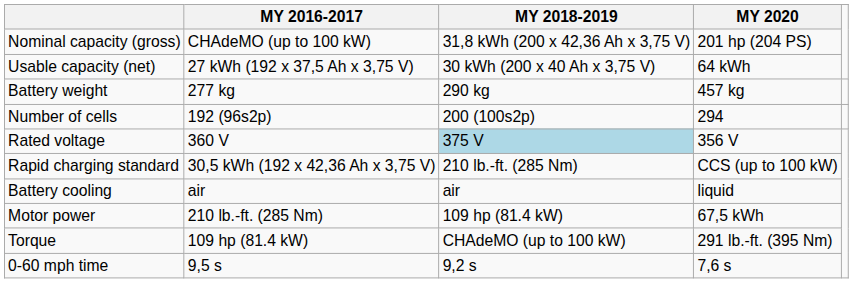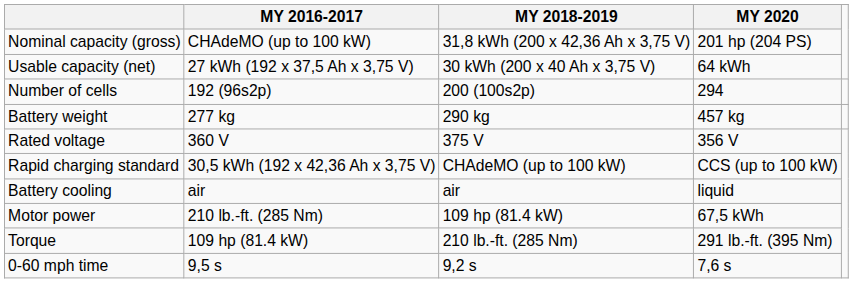rows swapped: (63, 116) <-> (58, 91)
(463, 141) lightblue background -> (463, 141) no background
(510, 166) 210 lb.-ft. (285 Nm) -> (534, 166) CHAdeMO (up to 100 kW)
(534, 240) CHAdeMO (up to 100 kW) -> (510, 240) 210 lb.-ft. (285 Nm)
